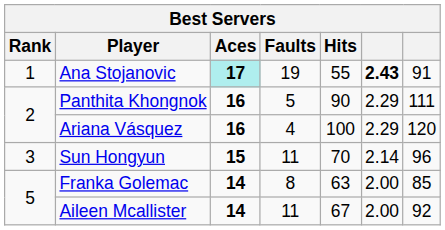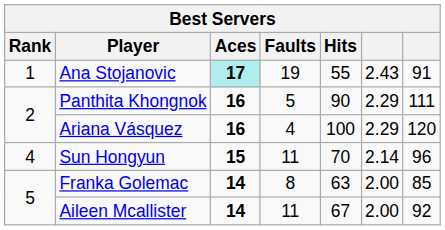(382, 74) bold -> (382, 74) normal
(30, 156) 3 -> (30, 156) 4
